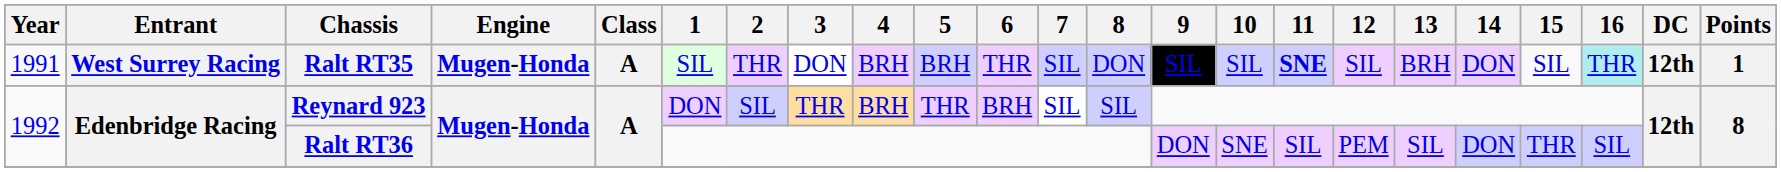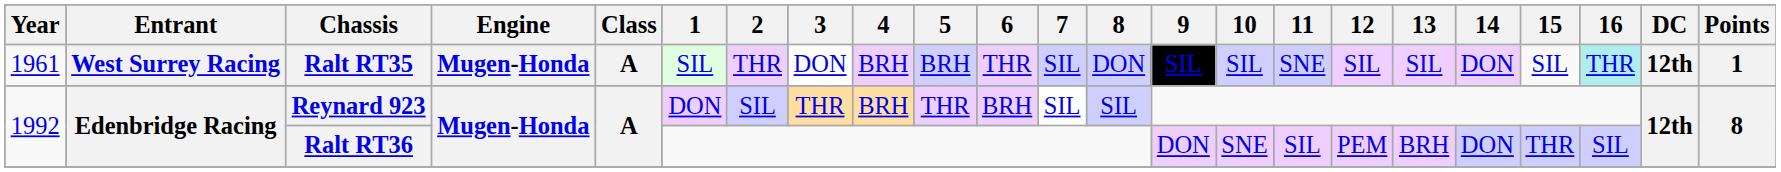(35, 64) 1991 -> (35, 64) 1961
(1303, 64) bold -> (1302, 64) normal
(1425, 64) BRH -> (1424, 64) SIL
(1425, 145) SIL -> (1424, 145) BRH
